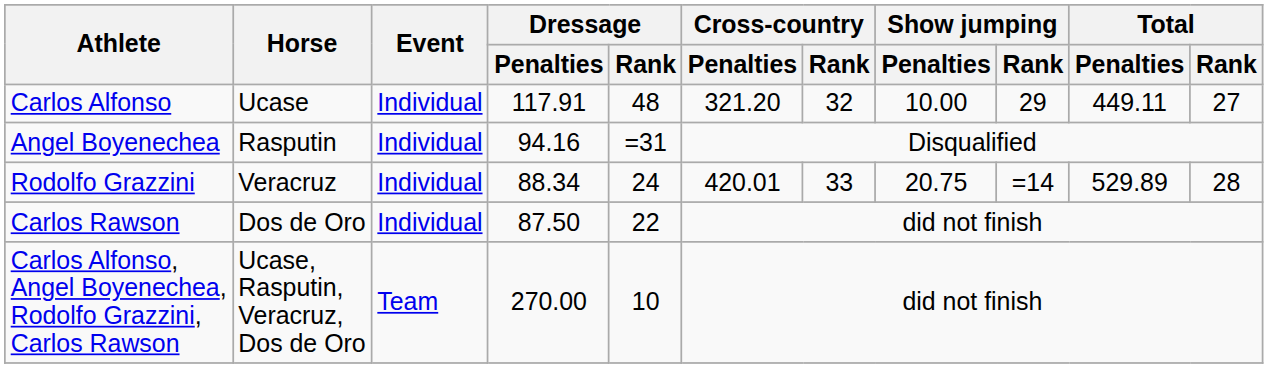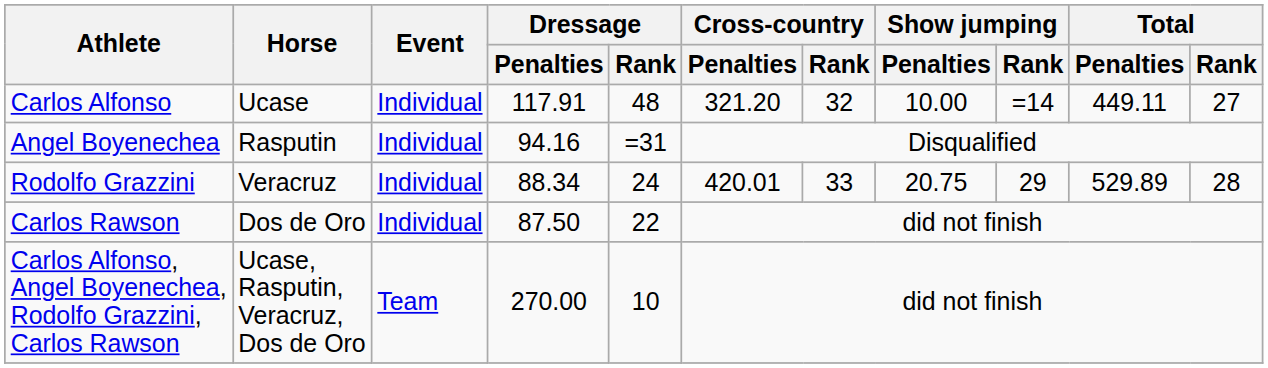(1033, 104) 29 -> (1033, 104) =14
(1033, 182) =14 -> (1033, 182) 29
